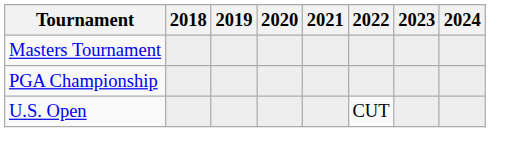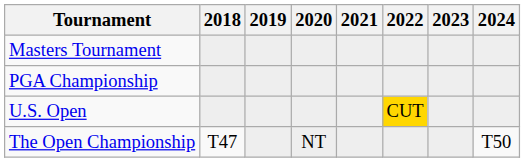(371, 111) no background -> (405, 111) gold background
+ row: (102, 142)
